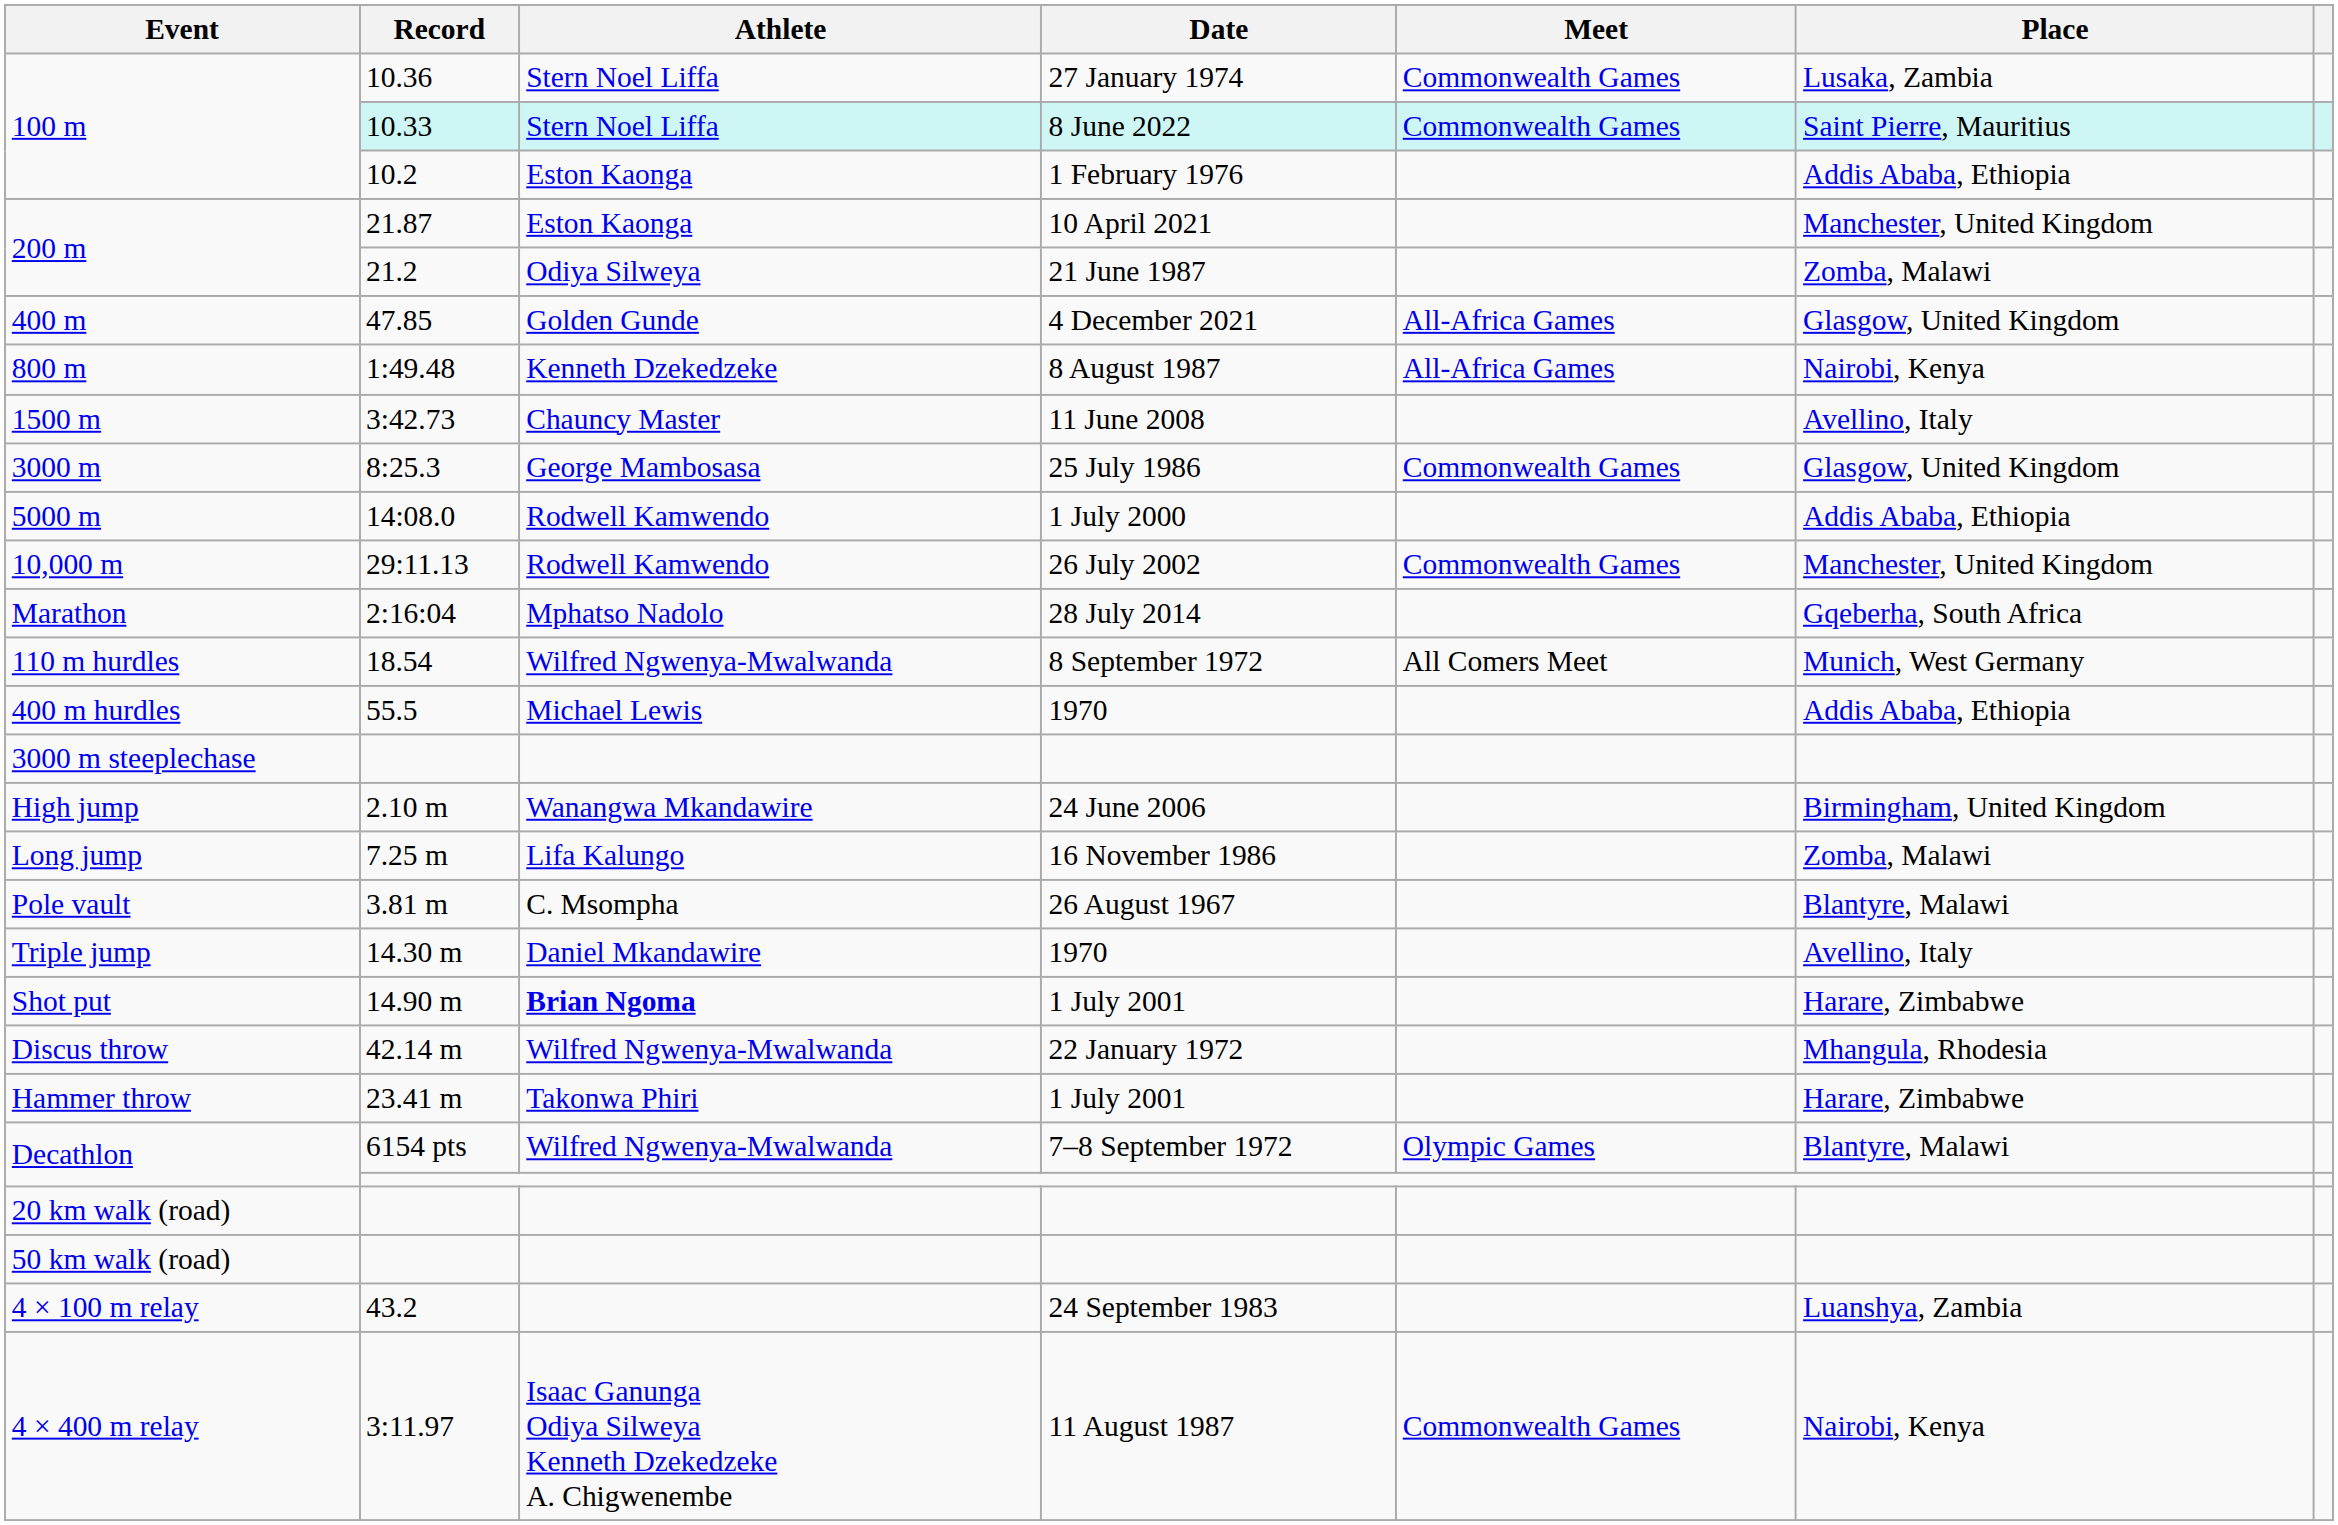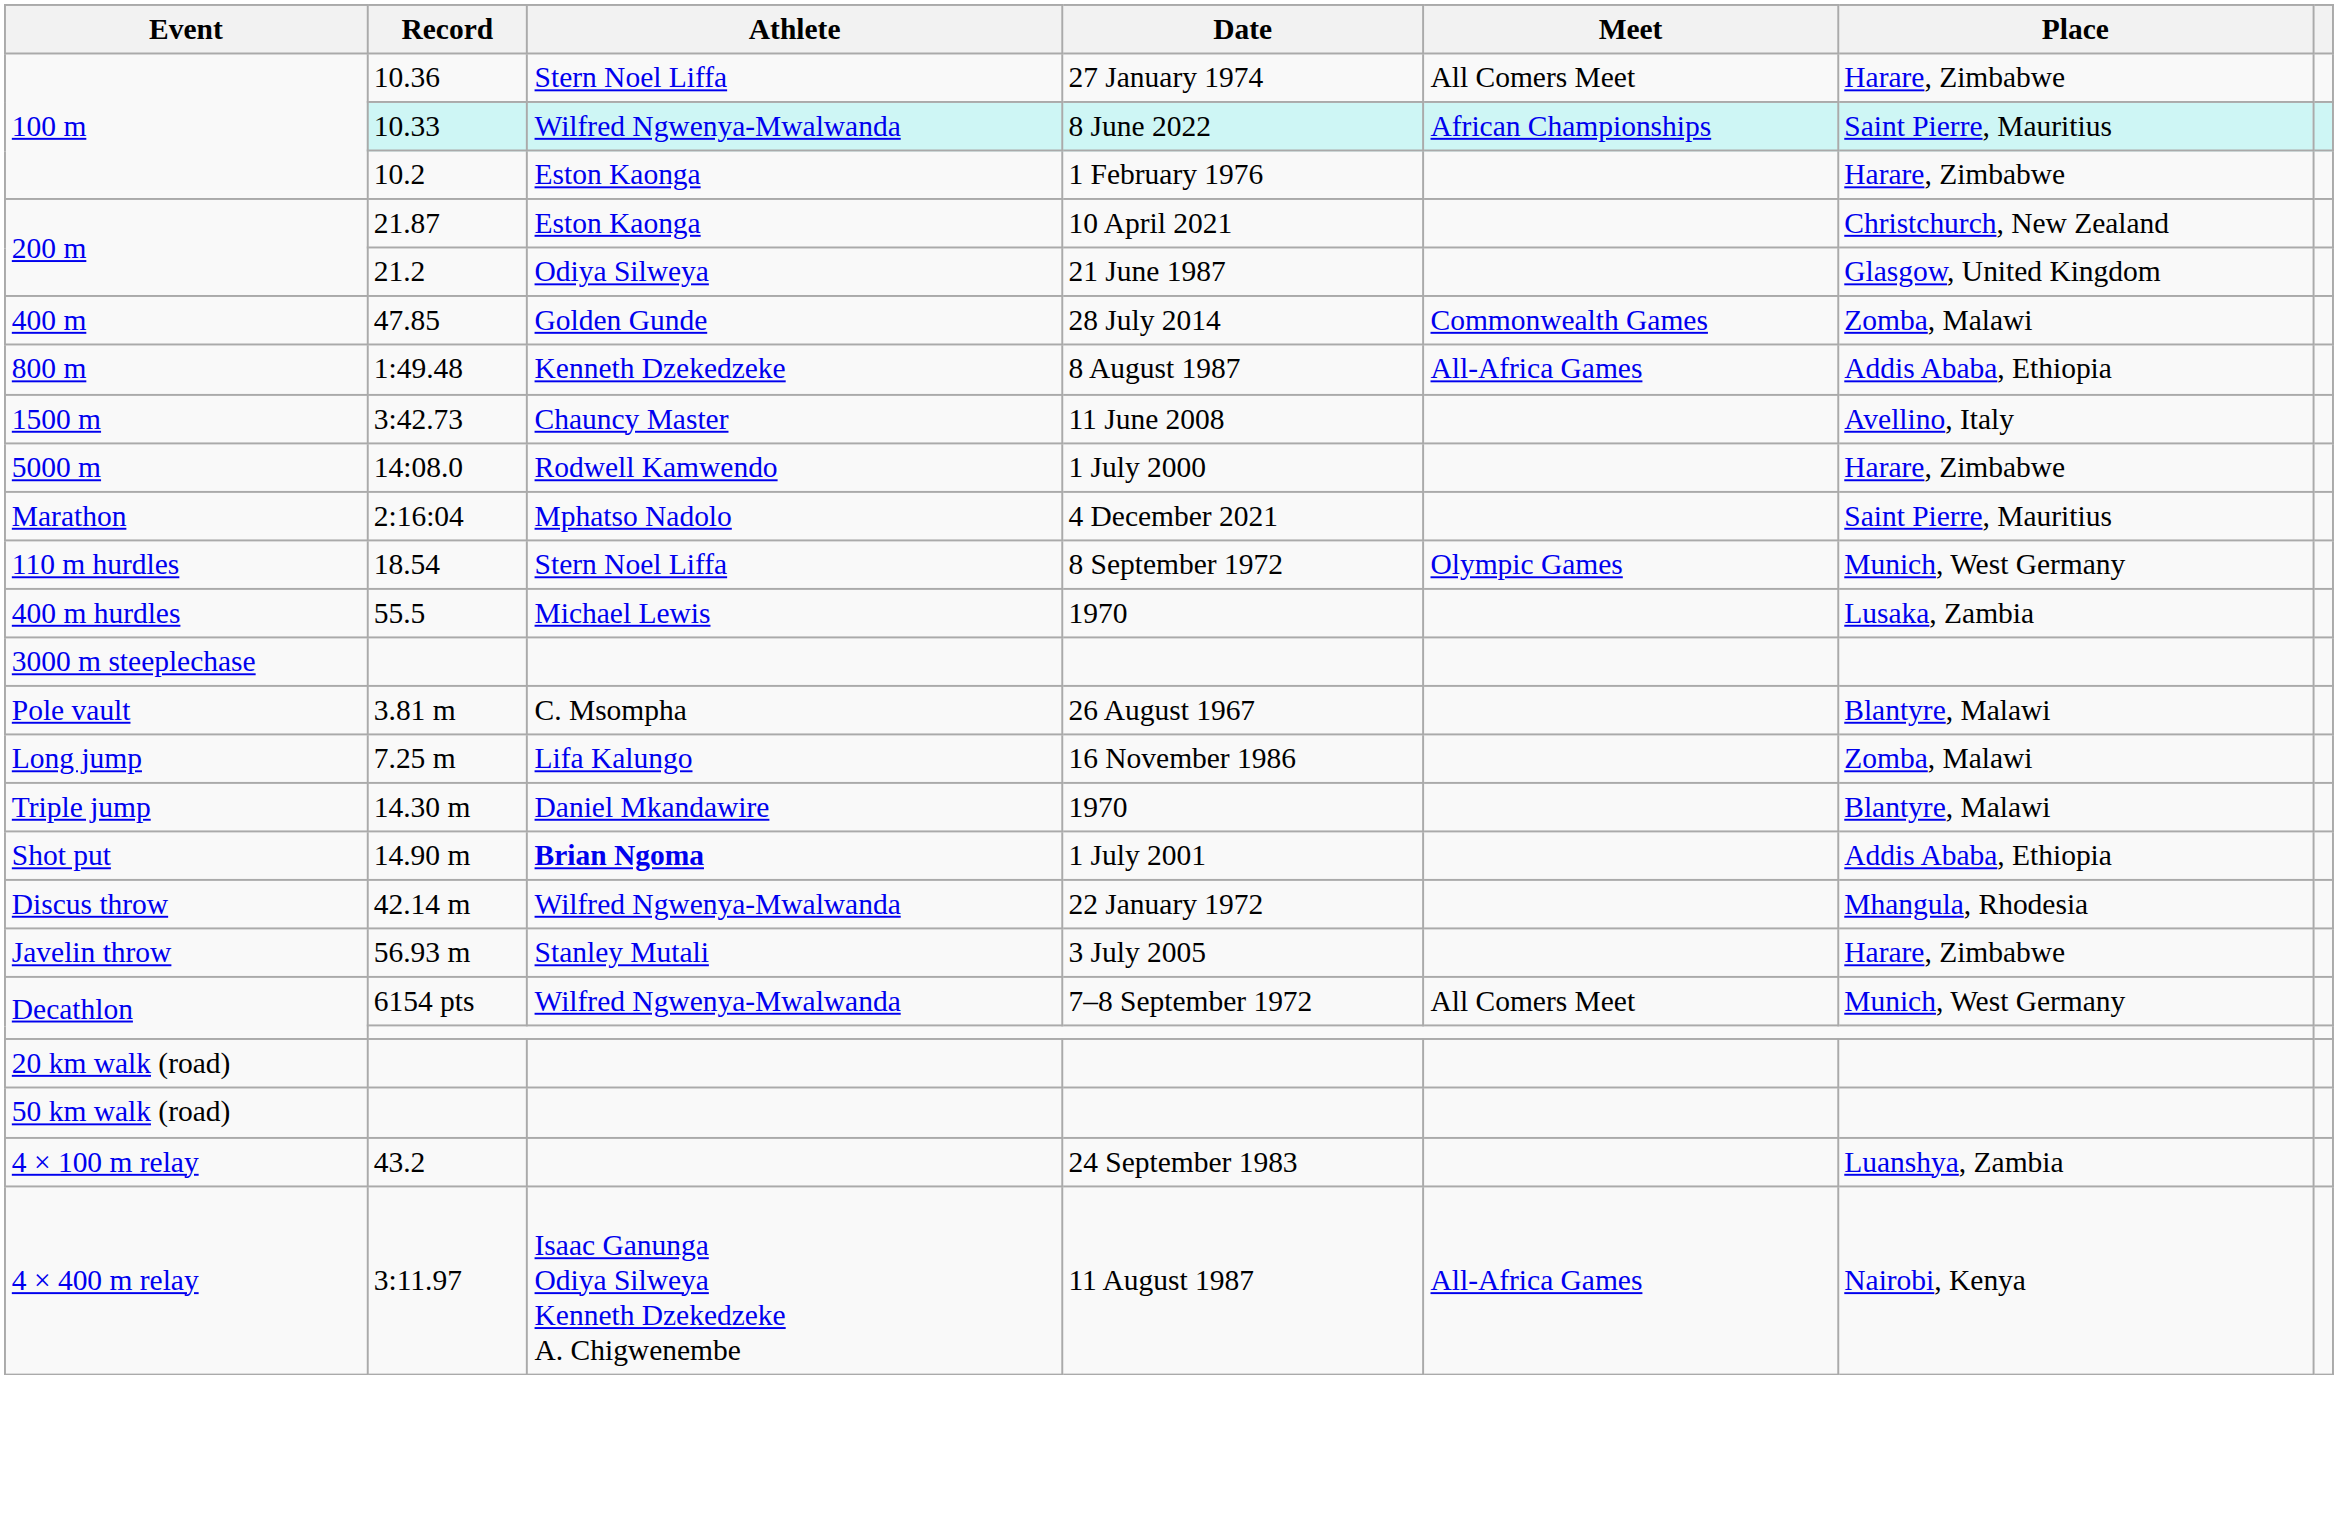(1541, 77) Commonwealth Games -> (1533, 77) All Comers Meet
(1898, 77) Lusaka, Zambia -> (1955, 77) Harare, Zimbabwe
(623, 126) Stern Noel Liffa -> (718, 126) Wilfred Ngwenya-Mwalwanda
(1541, 126) Commonwealth Games -> (1571, 126) African Championships
(1937, 174) Addis Ababa, Ethiopia -> (1955, 174) Harare, Zimbabwe
(1978, 223) Manchester, United Kingdom -> (2007, 223) Christchurch, New Zealand
(1897, 272) Zomba, Malawi -> (2003, 272) Glasgow, United Kingdom
(1153, 320) 4 December 2021 -> (1145, 320) 28 July 2014
(1509, 320) All-Africa Games -> (1569, 320) Commonwealth Games
(1961, 320) Glasgow, United Kingdom -> (1938, 320) Zomba, Malawi
(1894, 369) Nairobi, Kenya -> (1978, 369) Addis Ababa, Ethiopia
- row: (56, 466)
(1937, 515) Addis Ababa, Ethiopia -> (1955, 466) Harare, Zimbabwe
- row: (67, 563)
(1125, 612) 28 July 2014 -> (1173, 515) 4 December 2021
(1943, 612) Gqeberha, South Africa -> (1978, 515) Saint Pierre, Mauritius
(709, 661) Wilfred Ngwenya-Mwalwanda -> (631, 563) Stern Noel Liffa
(1505, 661) All Comers Meet -> (1527, 563) Olympic Games
(1937, 709) Addis Ababa, Ethiopia -> (1939, 612) Lusaka, Zambia
- row: (75, 806)
rows swapped: (71, 904) <-> (77, 855)
(1888, 952) Avellino, Italy -> (1947, 806) Blantyre, Malawi
(1914, 1001) Harare, Zimbabwe -> (1978, 855) Addis Ababa, Ethiopia
- row: (101, 1098)
+ row: (92, 952)
(1499, 1147) Olympic Games -> (1533, 1001) All Comers Meet
(1906, 1147) Blantyre, Malawi -> (1985, 1001) Munich, West Germany
(1541, 1425) Commonwealth Games -> (1536, 1279) All-Africa Games
